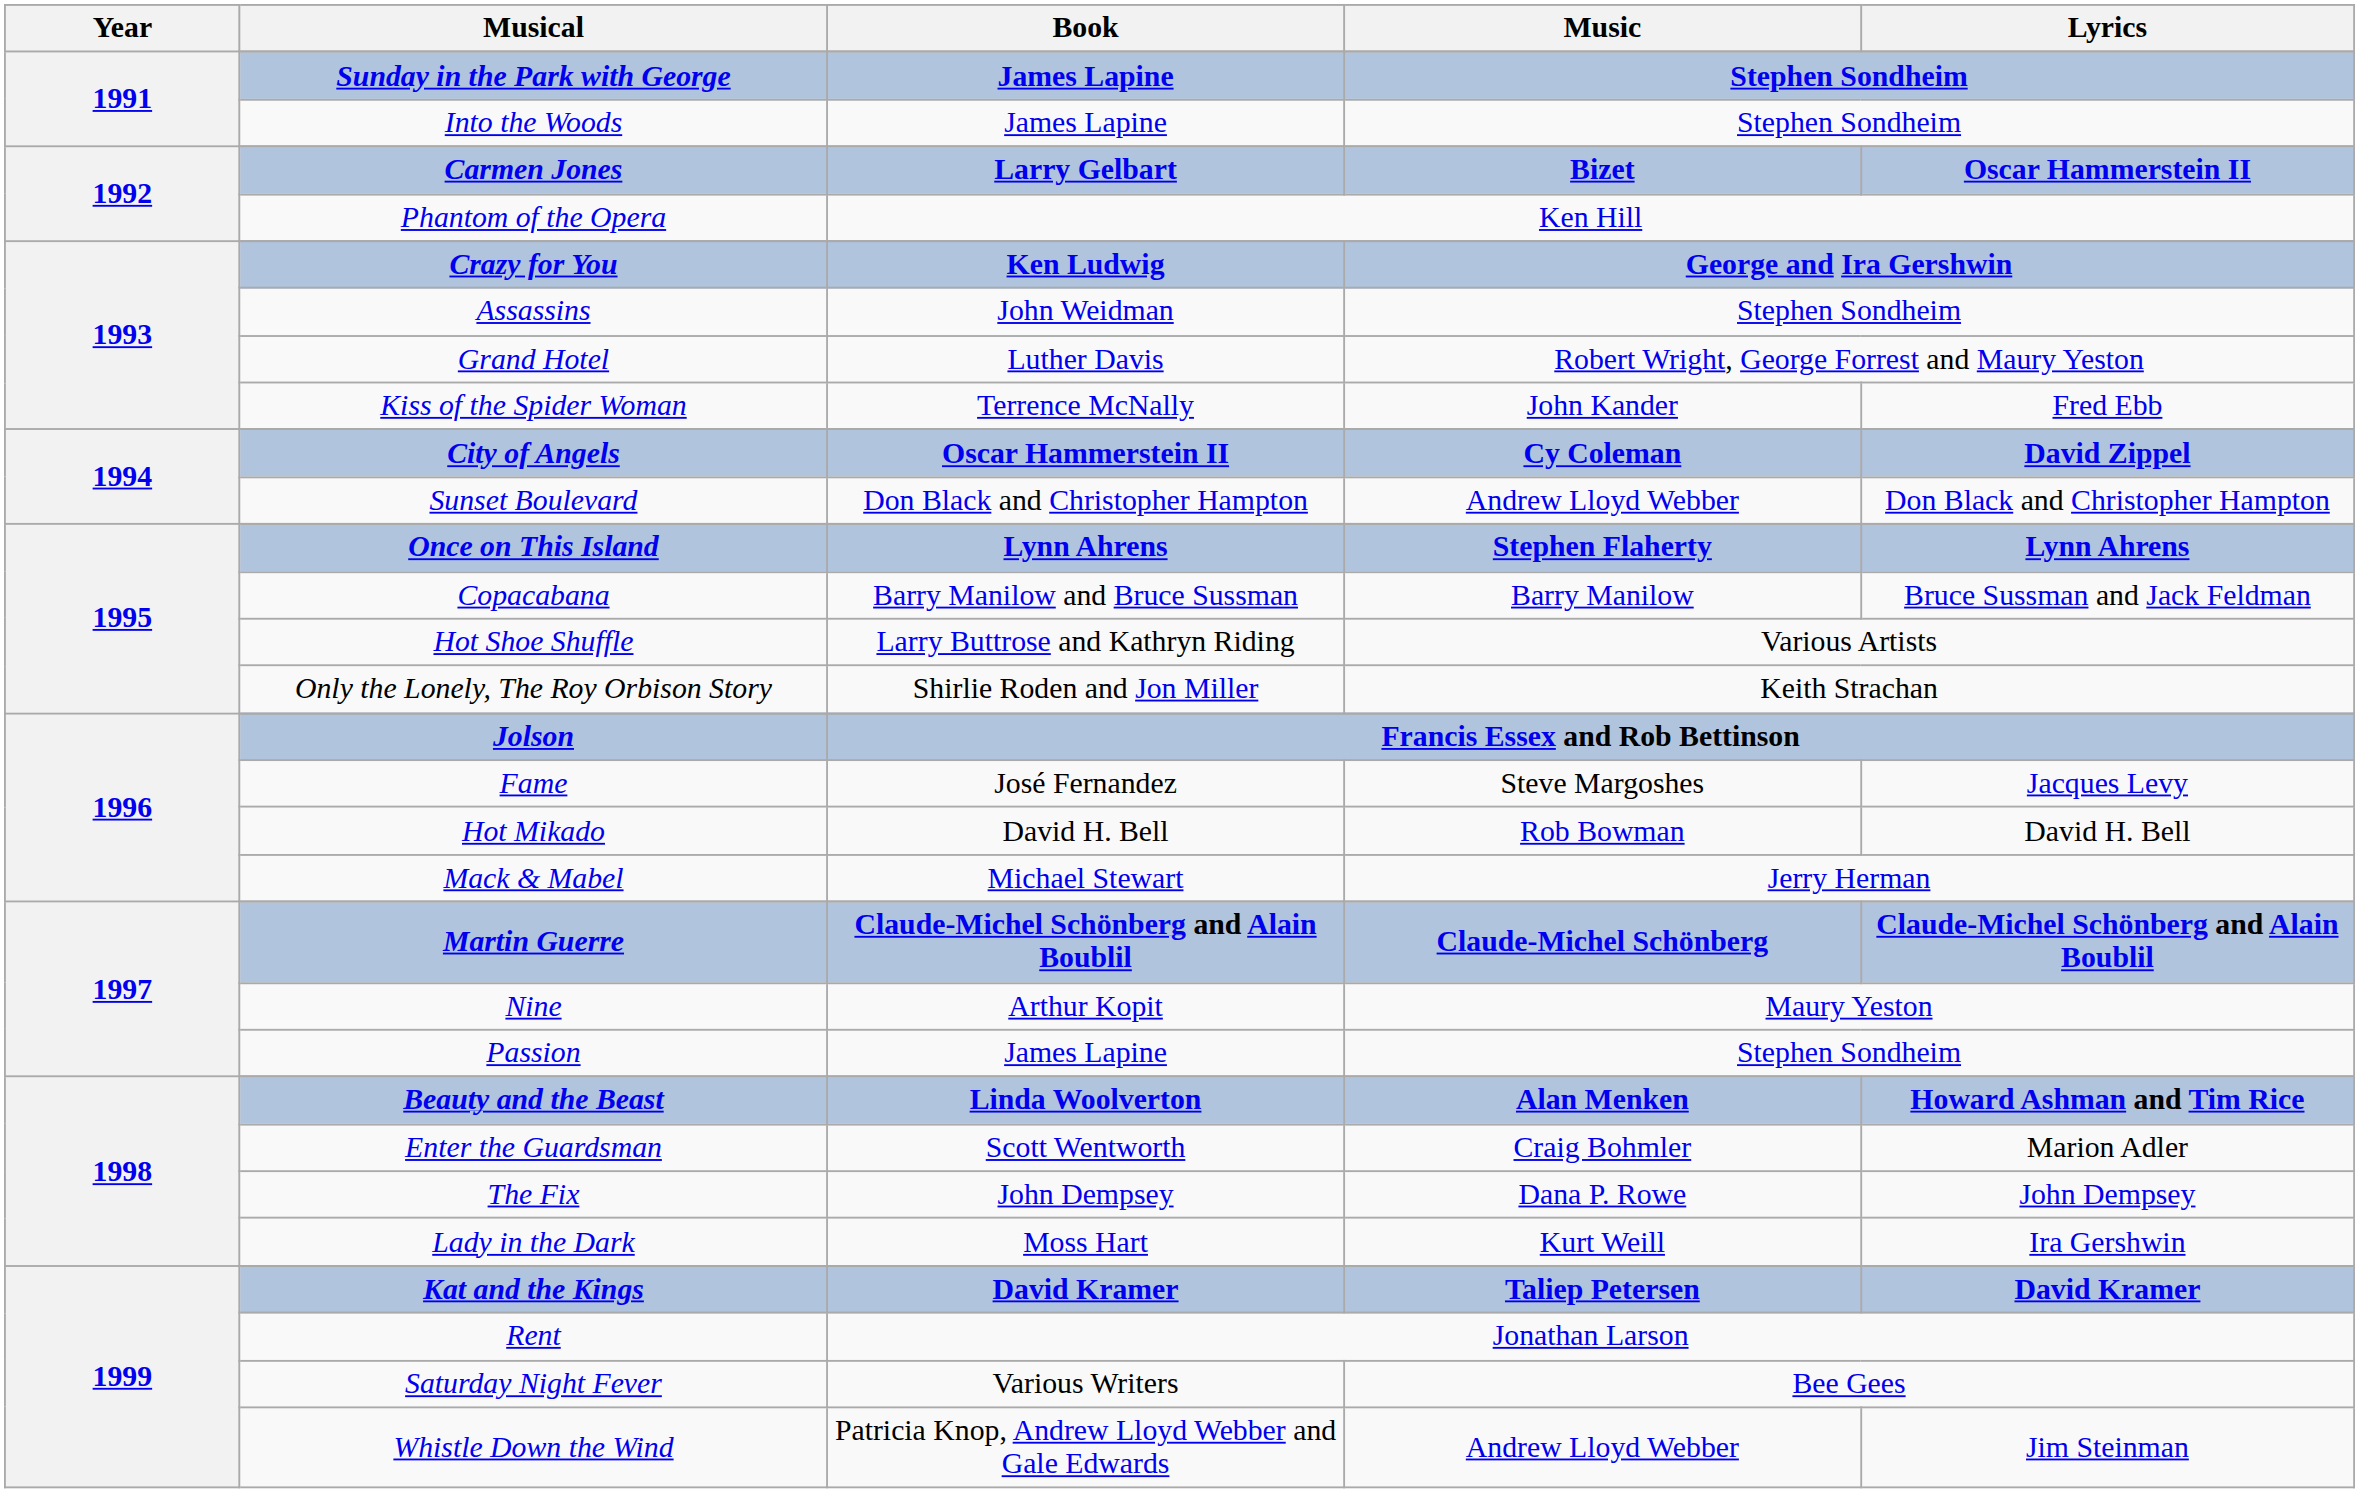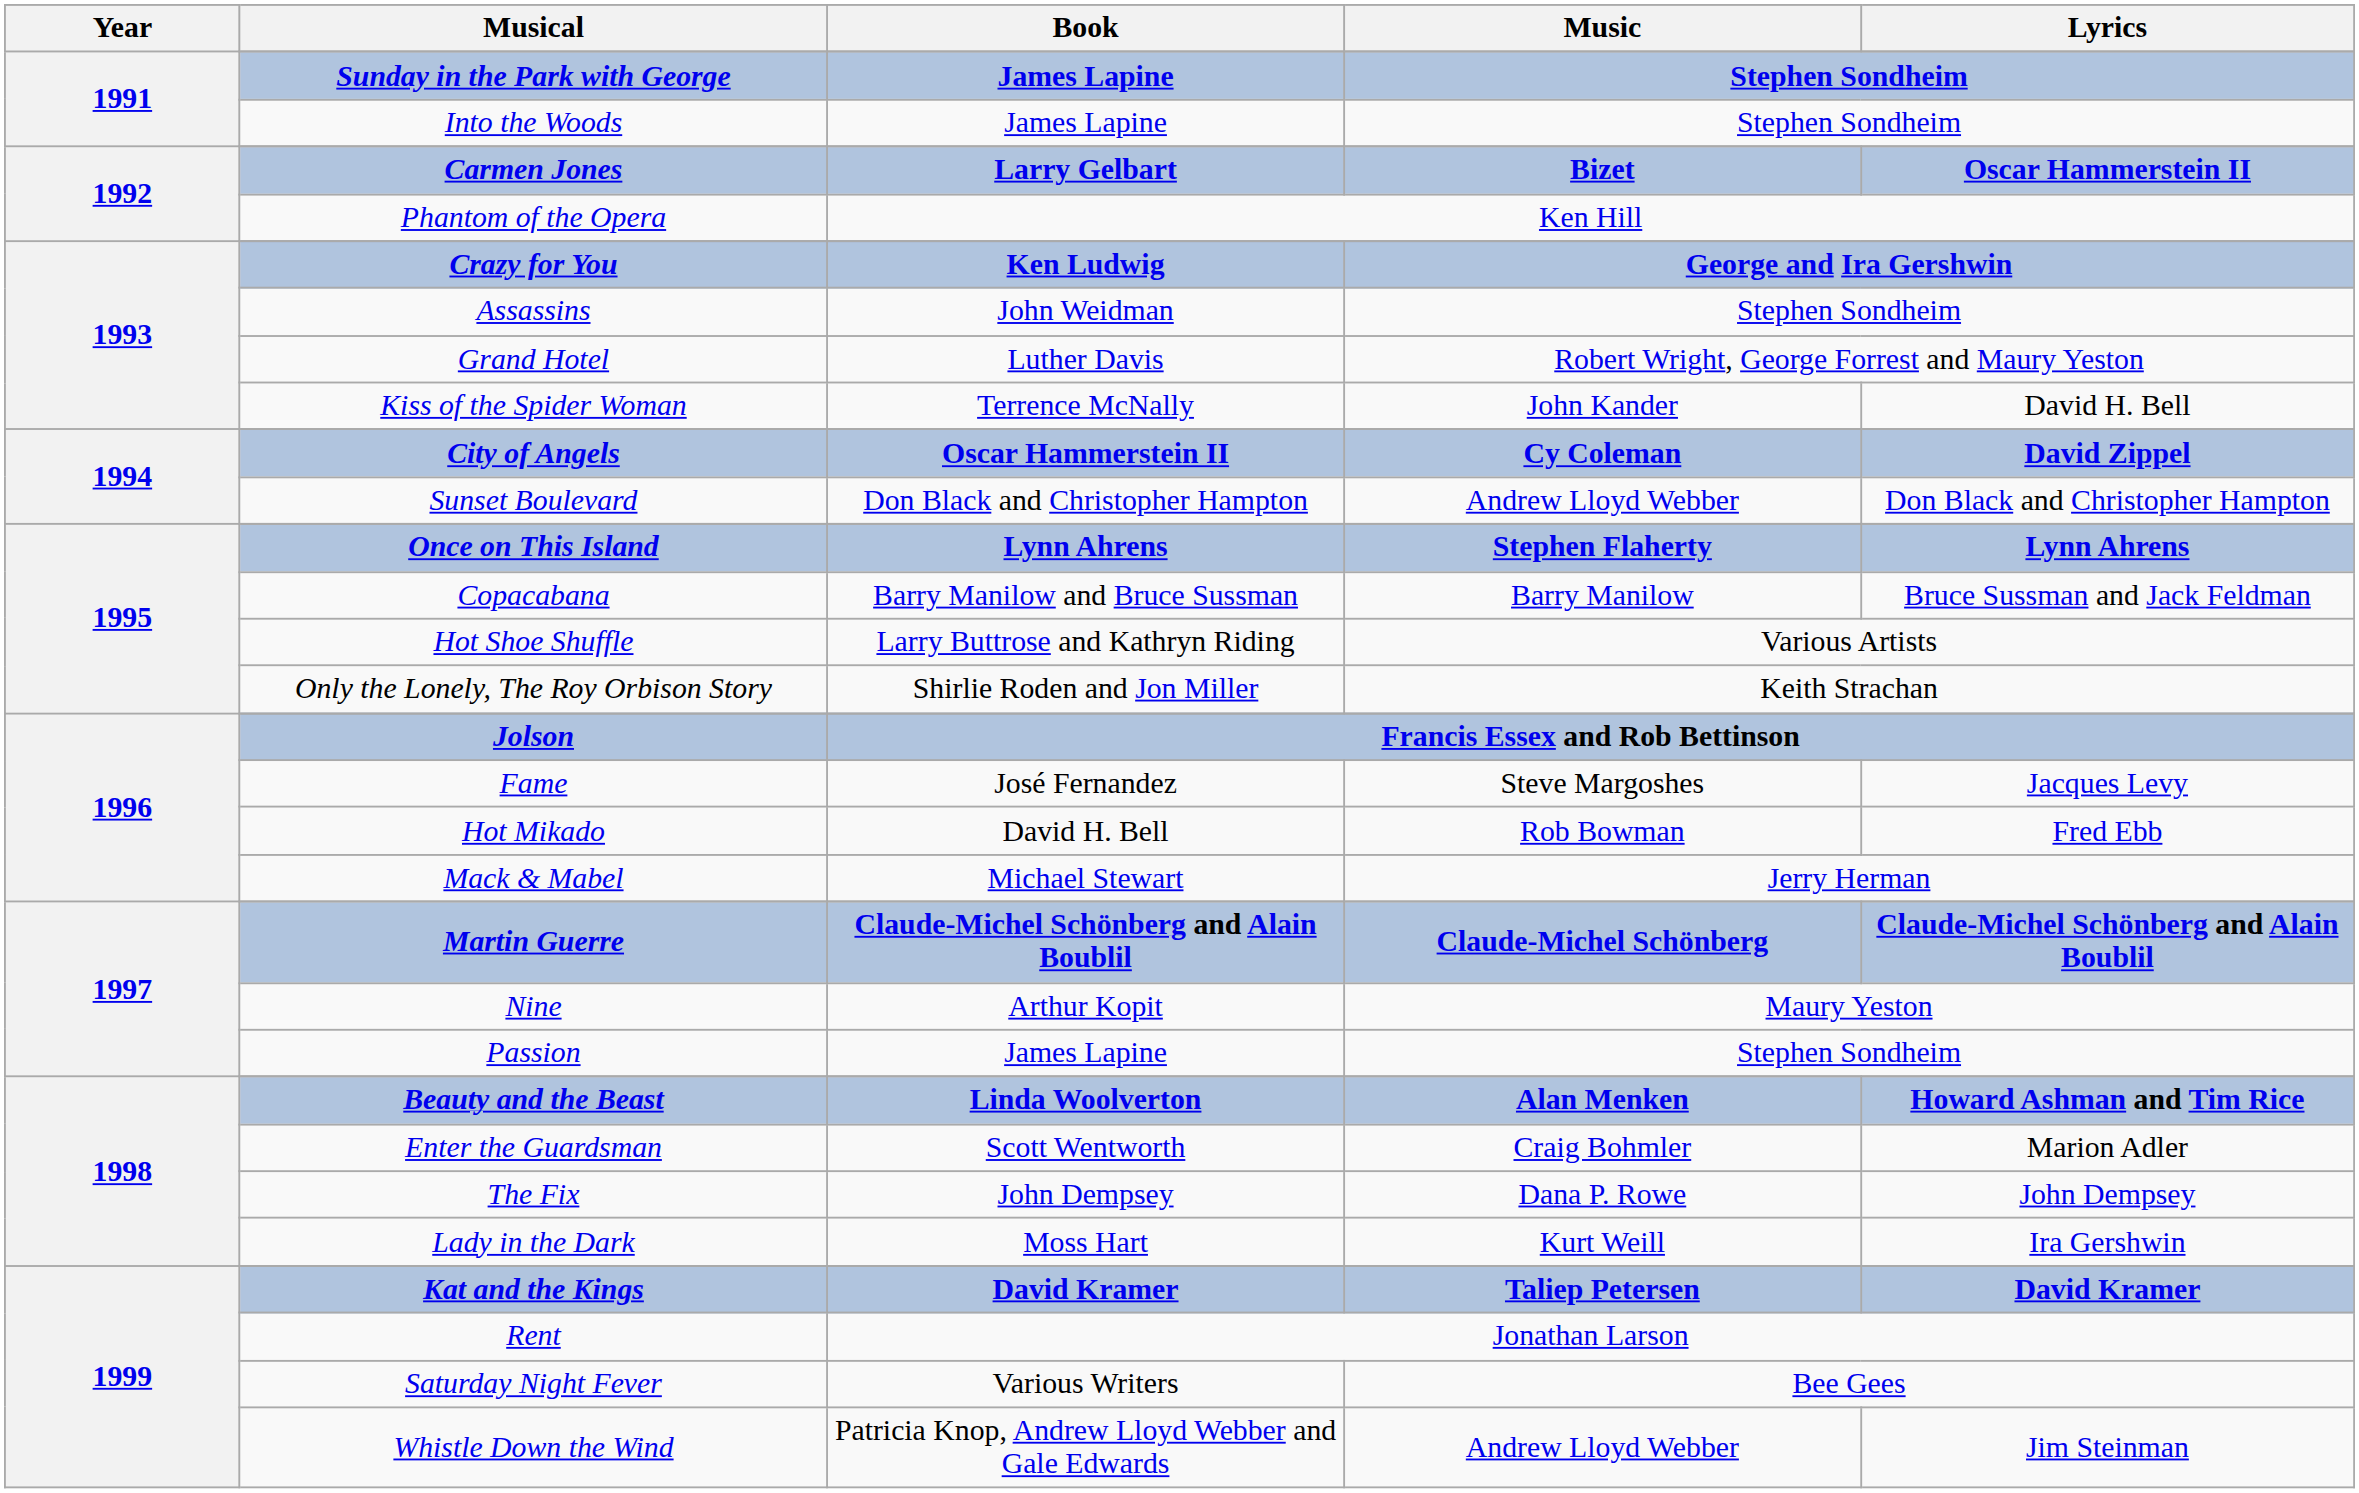(2107, 405) Fred Ebb -> (2107, 405) David H. Bell
(2107, 830) David H. Bell -> (2107, 830) Fred Ebb
